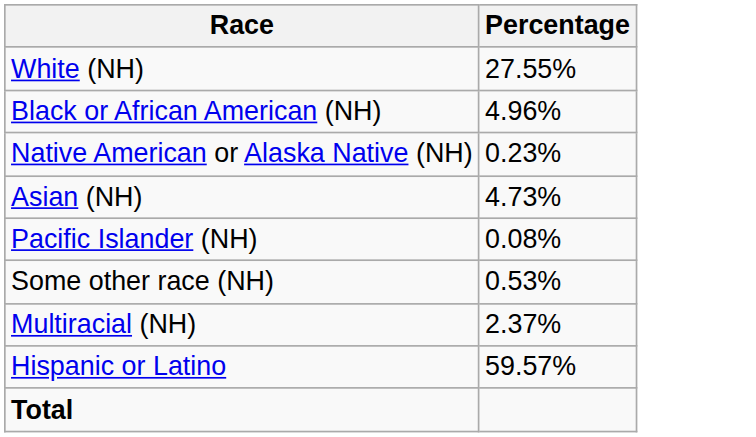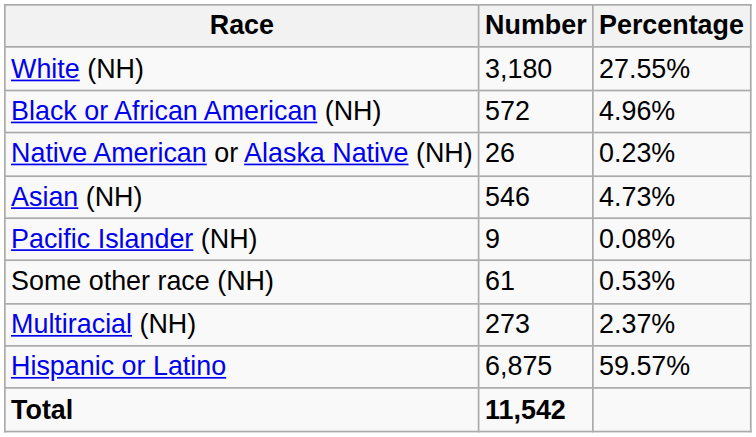+ column: (536, 25)
